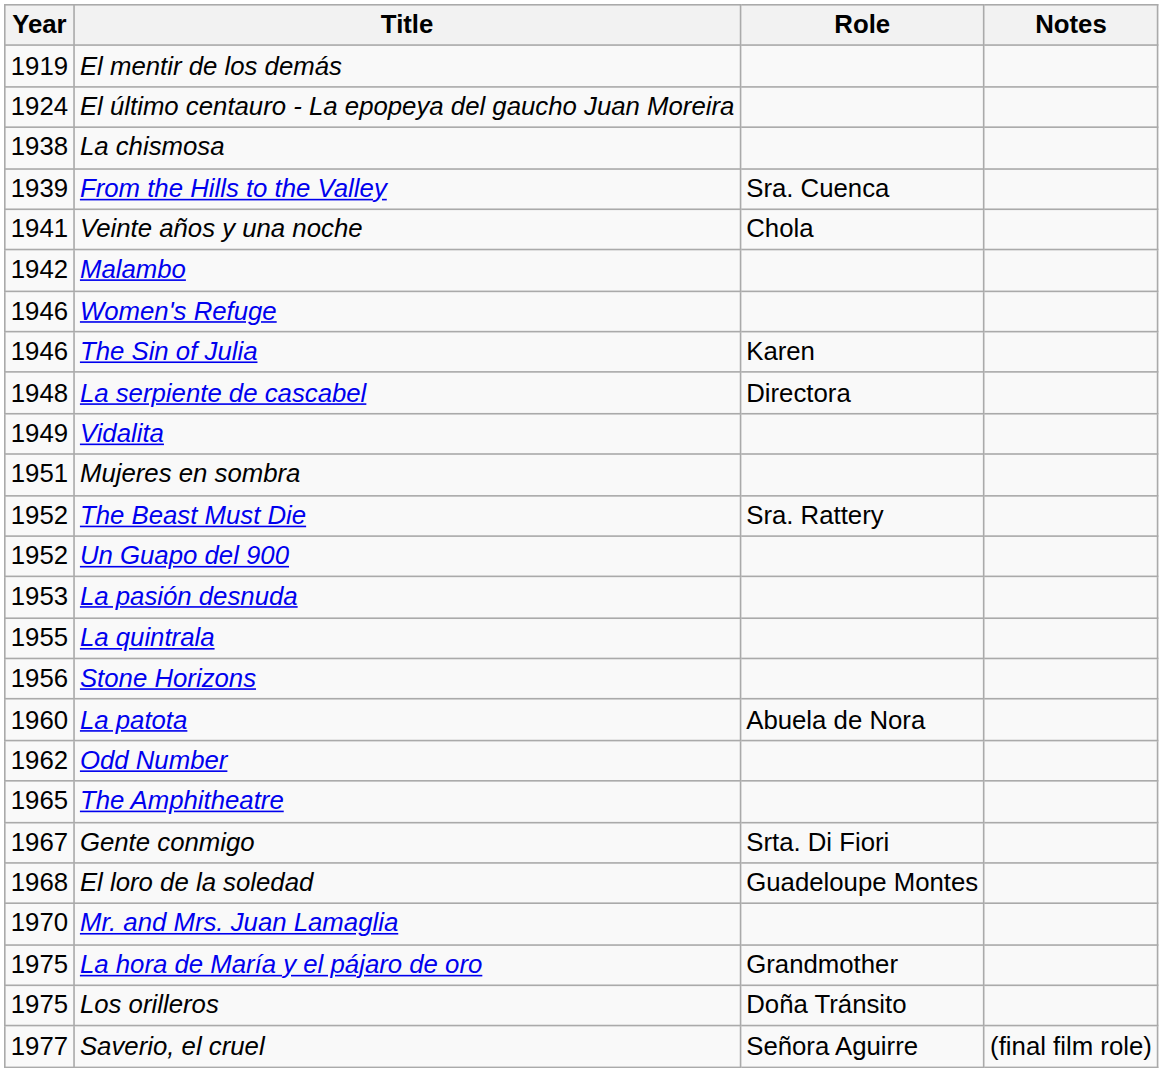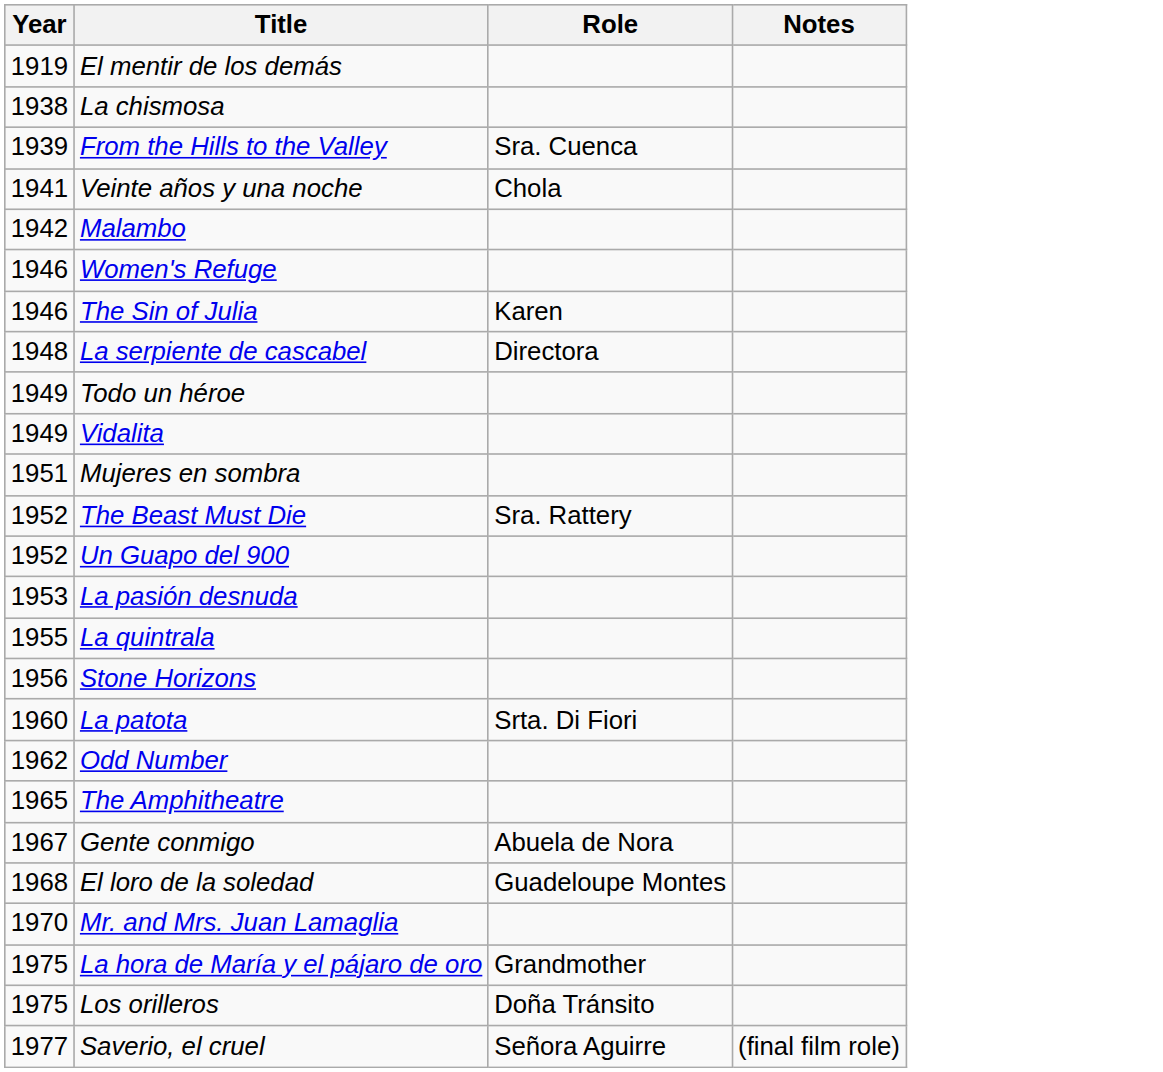- row: (407, 106)
+ row: (163, 392)
(836, 719) Abuela de Nora -> (566, 719) Srta. Di Fiori
(818, 842) Srta. Di Fiori -> (584, 842) Abuela de Nora
